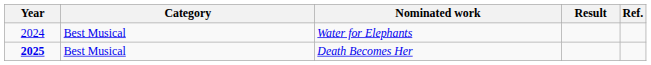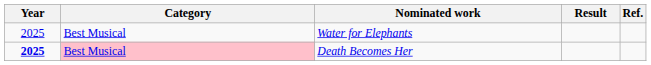(33, 32) 2024 -> (33, 32) 2025
(95, 51) no background -> (95, 51) pink background
